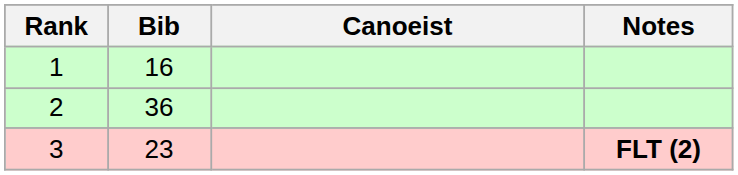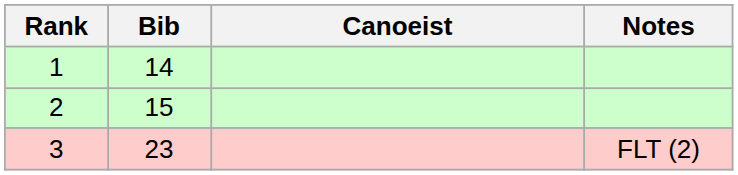(159, 67) 16 -> (159, 67) 14
(159, 108) 36 -> (159, 108) 15
(659, 149) bold -> (659, 149) normal
